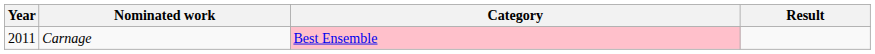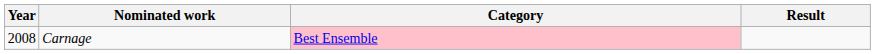(22, 37) 2011 -> (22, 37) 2008
